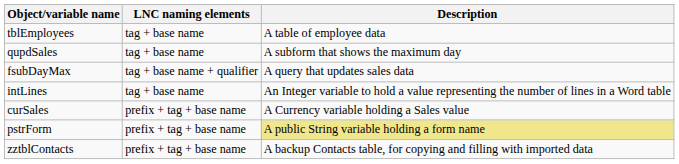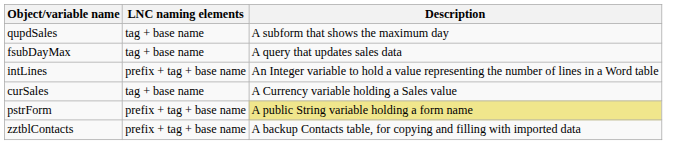- row: (41, 33)
(192, 71) tag + base name + qualifier -> (165, 52) tag + base name
(165, 91) tag + base name -> (186, 71) prefix + tag + base name
(186, 110) prefix + tag + base name -> (165, 91) tag + base name
